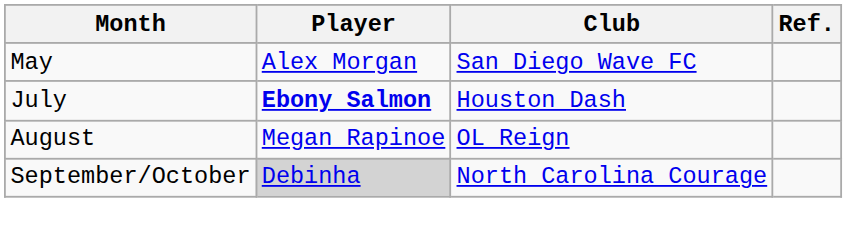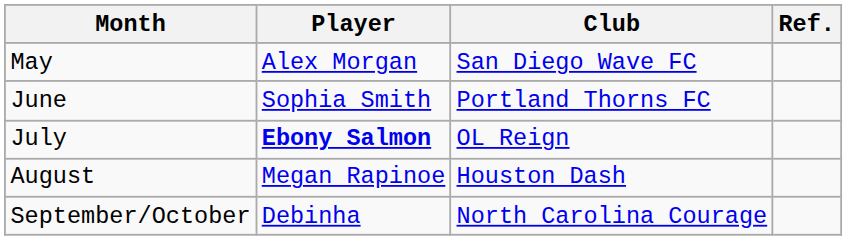+ row: (39, 101)
(541, 101) Houston Dash -> (513, 139) OL Reign
(513, 139) OL Reign -> (541, 177) Houston Dash
(311, 177) lightgrey background -> (311, 216) no background
